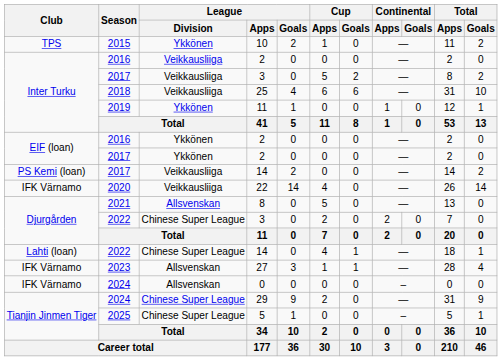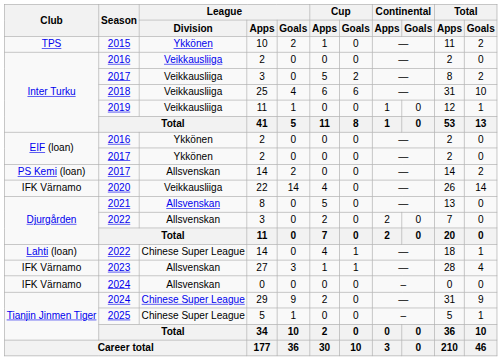(193, 108) Ykkönen -> (193, 108) Veikkausliiga
(193, 172) Veikkausliiga -> (193, 172) Allsvenskan
(193, 220) Chinese Super League -> (193, 220) Allsvenskan
